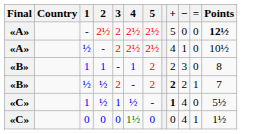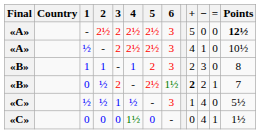+ column: (171, 13)
(87, 84) ½ -> (87, 84) 0
(152, 84) 2 -> (152, 84) 2½
(87, 102) 1 -> (87, 102) ½
(173, 102) bold -> (192, 102) normal
